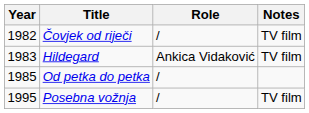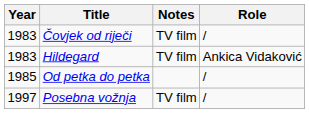columns swapped: (205, 14) <-> (281, 14)
(22, 35) 1982 -> (22, 35) 1983
(22, 98) 1995 -> (22, 98) 1997
